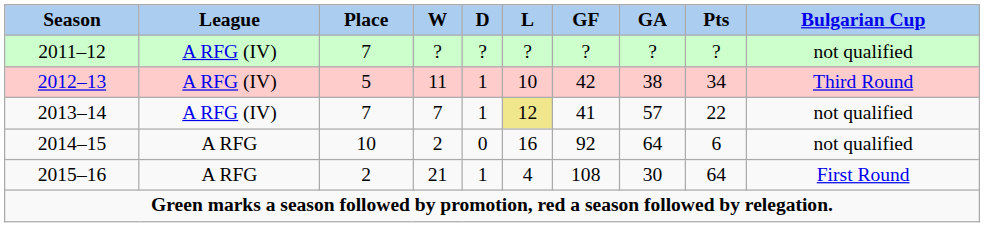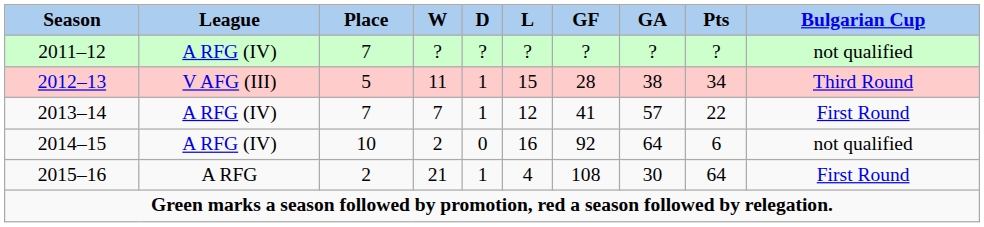(229, 81) A RFG (IV) -> (229, 81) V AFG (III)
(528, 81) 10 -> (528, 81) 15
(586, 81) 42 -> (586, 81) 28
(528, 112) khaki background -> (528, 112) no background
(863, 112) not qualified -> (863, 112) First Round
(229, 143) A RFG -> (229, 143) A RFG (IV)
